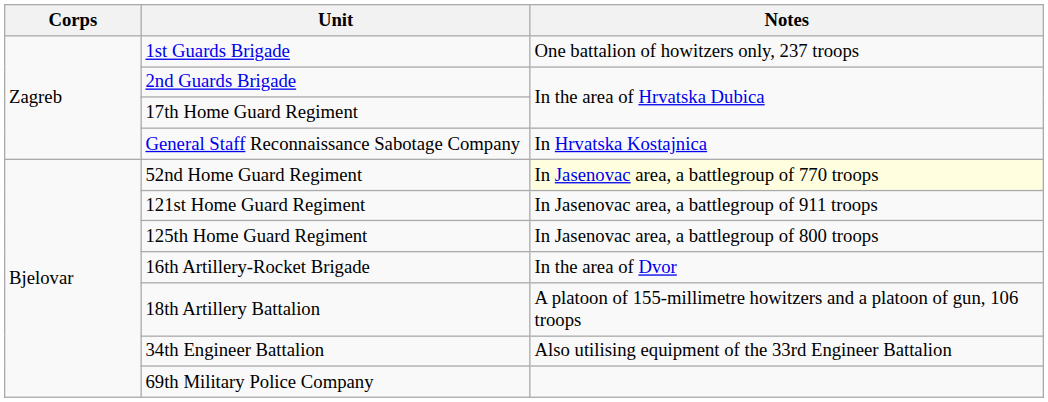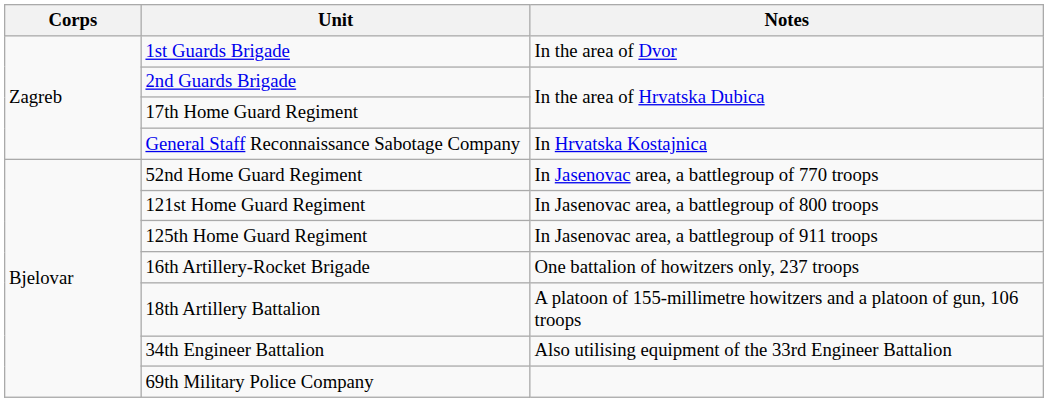(697, 51) One battalion of howitzers only, 237 troops -> (606, 51) In the area of Dvor
(706, 174) lightyellow background -> (706, 174) no background
(706, 205) In Jasenovac area, a battlegroup of 911 troops -> (706, 205) In Jasenovac area, a battlegroup of 800 troops
(706, 236) In Jasenovac area, a battlegroup of 800 troops -> (706, 236) In Jasenovac area, a battlegroup of 911 troops
(606, 267) In the area of Dvor -> (697, 267) One battalion of howitzers only, 237 troops
